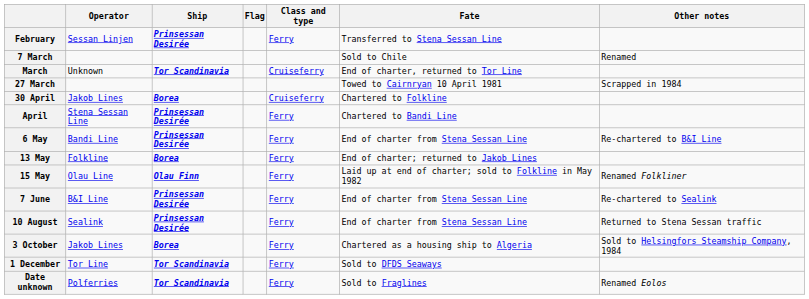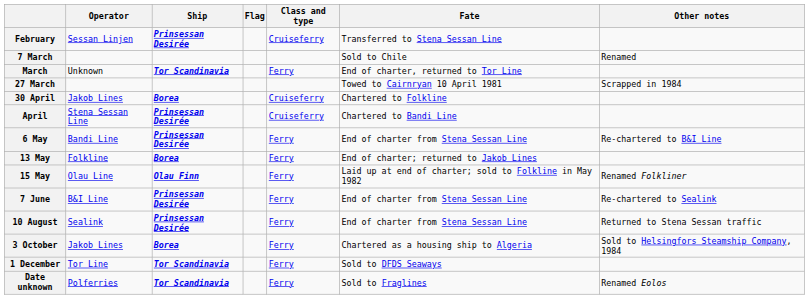(281, 39) Ferry -> (296, 39) Cruiseferry
(296, 71) Cruiseferry -> (281, 71) Ferry
(281, 116) Ferry -> (296, 116) Cruiseferry
